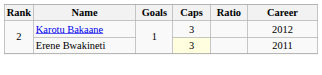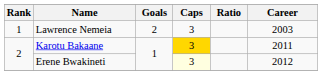+ row: (74, 29)
(192, 29) no background -> (192, 45) gold background
(282, 29) 2012 -> (282, 45) 2011
(282, 45) 2011 -> (282, 62) 2012
